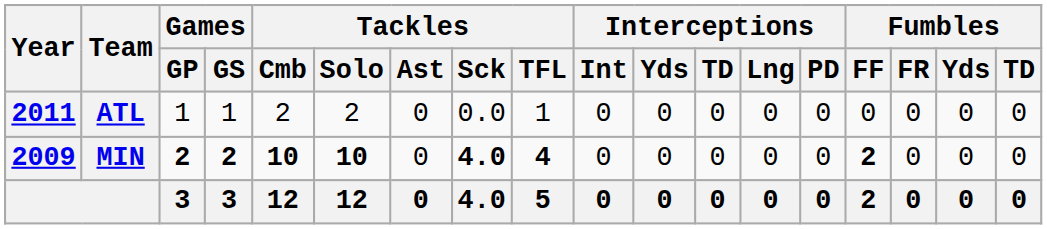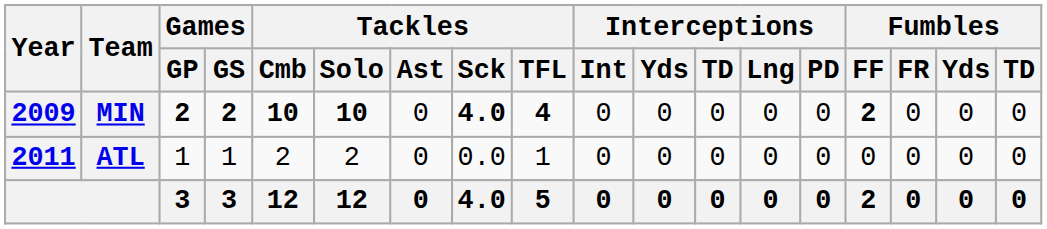rows swapped: (121, 158) <-> (121, 114)
